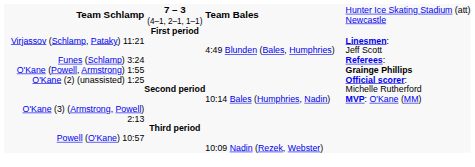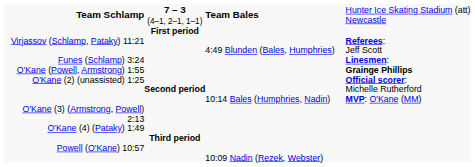(367, 41) Linesmen: -> (365, 41) Referees:
(365, 60) Referees: -> (367, 60) Linesmen:
+ row: (96, 128)
